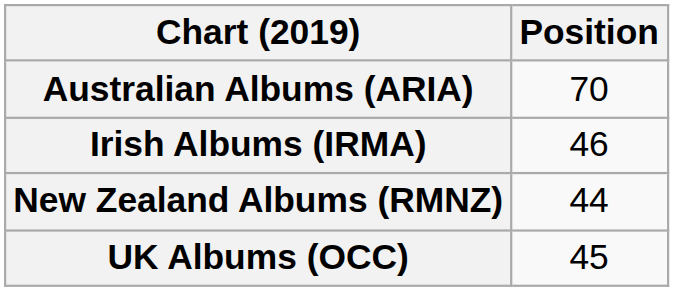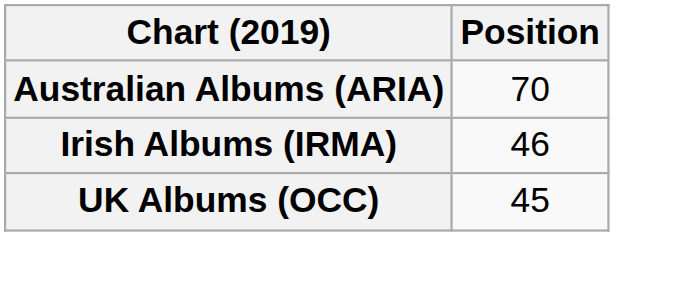- row: (258, 200)
